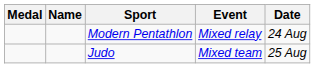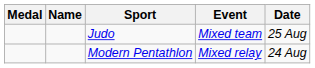rows swapped: (140, 34) <-> (101, 54)
